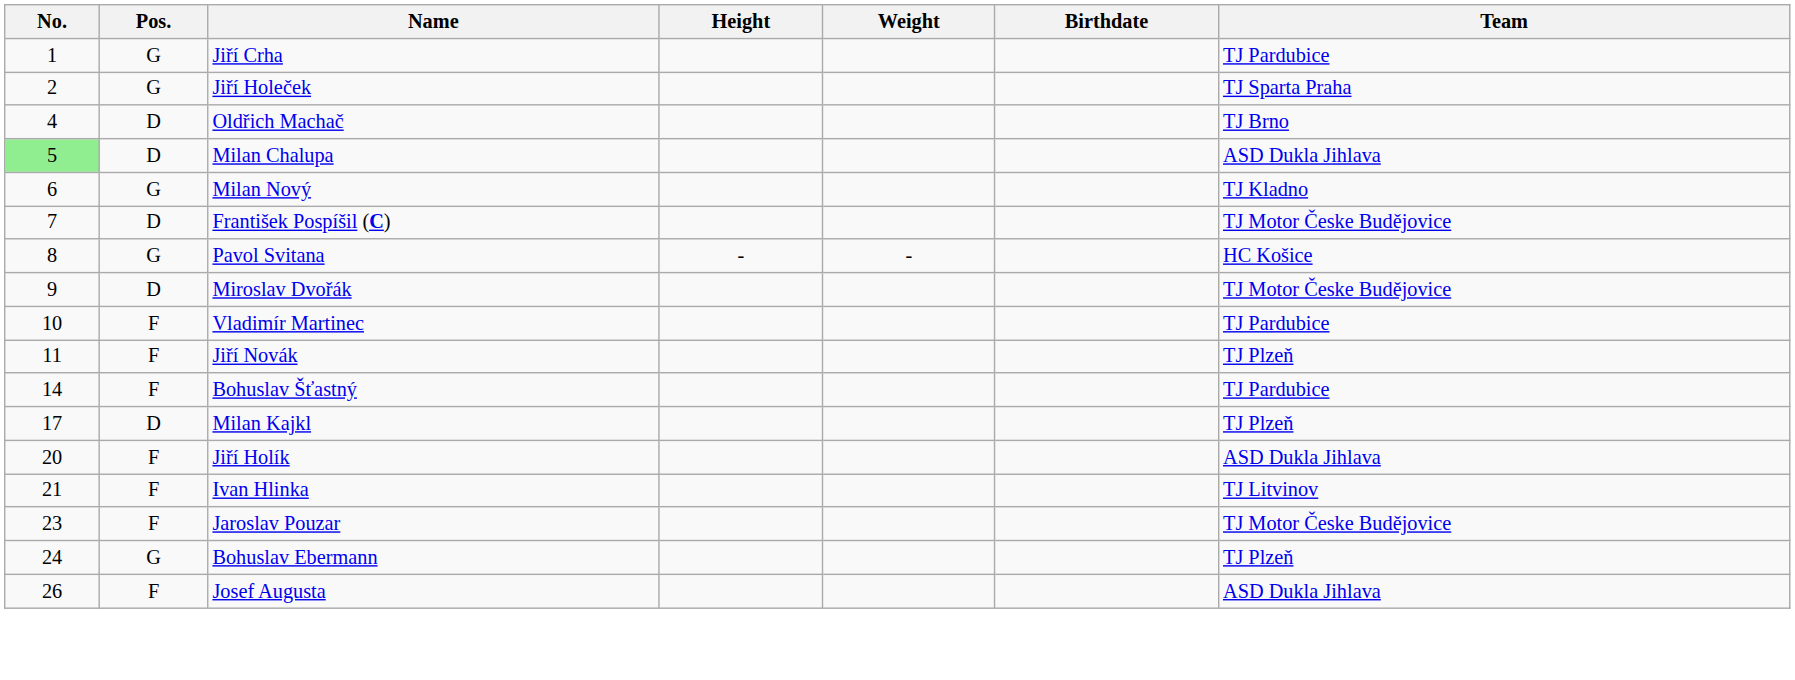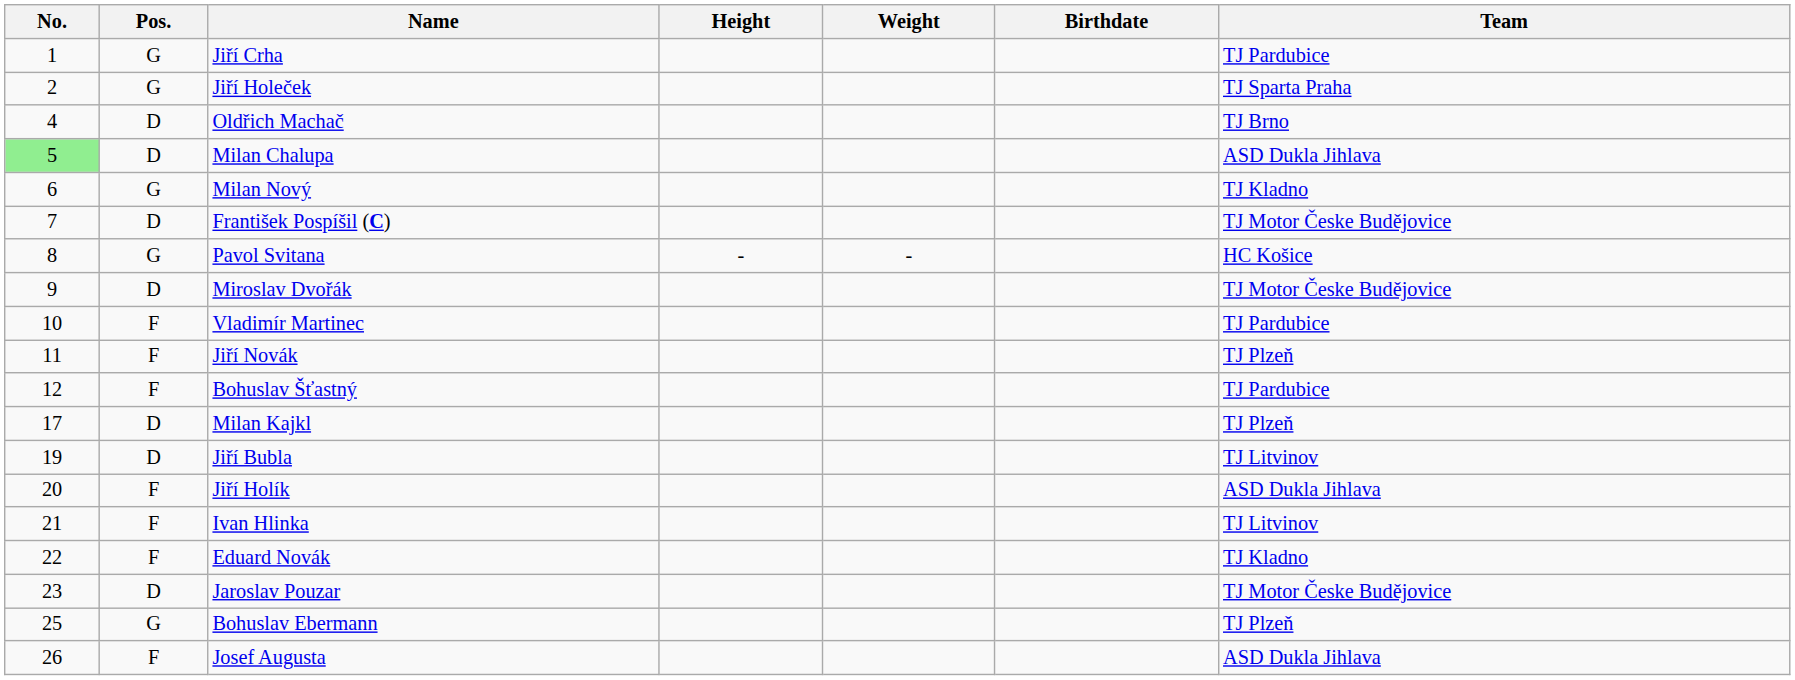(52, 389) 14 -> (52, 389) 12
+ row: (252, 456)
+ row: (271, 557)
(154, 523) F -> (154, 590) D
(52, 557) 24 -> (52, 624) 25
